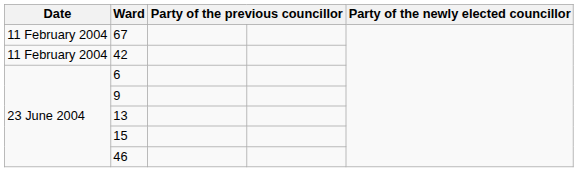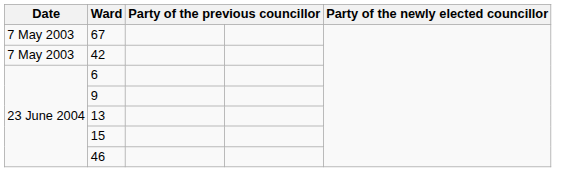(57, 34) 11 February 2004 -> (41, 34) 7 May 2003
(57, 55) 11 February 2004 -> (41, 55) 7 May 2003
